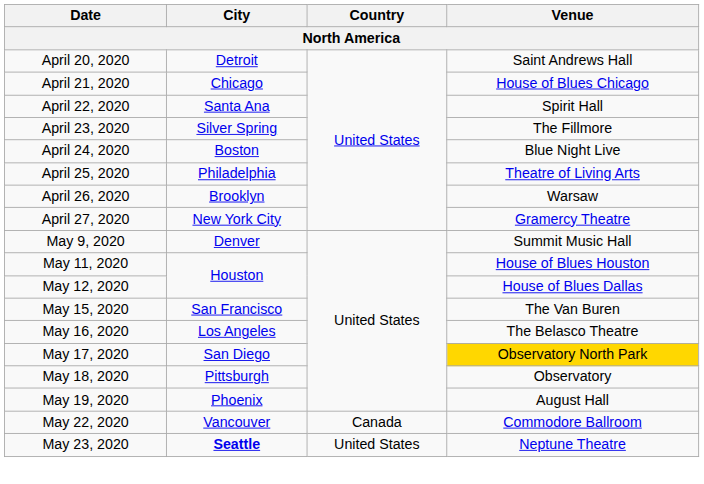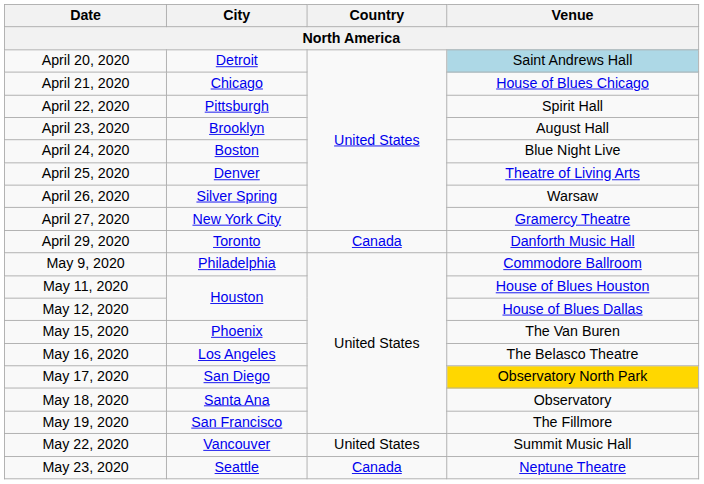(573, 60) no background -> (573, 60) lightblue background
(237, 106) Santa Ana -> (237, 106) Pittsburgh
(237, 128) Silver Spring -> (237, 128) Brooklyn
(573, 128) The Fillmore -> (573, 128) August Hall
(237, 173) Philadelphia -> (237, 173) Denver
(237, 196) Brooklyn -> (237, 196) Silver Spring
+ row: (86, 241)
(237, 241) Denver -> (237, 264) Philadelphia
(573, 241) Summit Music Hall -> (573, 264) Commodore Ballroom
(237, 309) San Francisco -> (237, 331) Phoenix
(237, 377) Pittsburgh -> (237, 399) Santa Ana
(237, 399) Phoenix -> (237, 422) San Francisco
(573, 399) August Hall -> (573, 422) The Fillmore
(377, 422) Canada -> (377, 444) United States
(573, 422) Commodore Ballroom -> (573, 444) Summit Music Hall
(237, 444) bold -> (237, 467) normal
(377, 444) United States -> (377, 467) Canada
